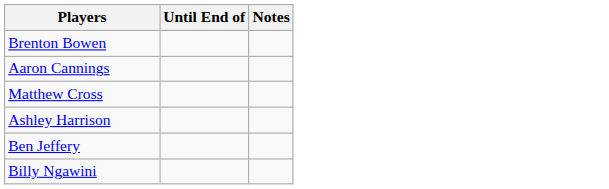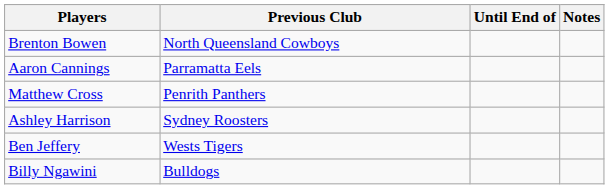+ column: (315, 17)
